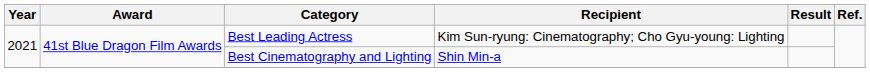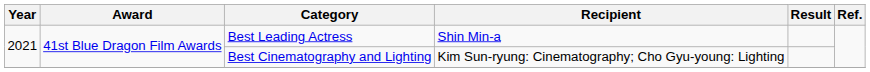(611, 36) Kim Sun-ryung: Cinematography; Cho Gyu-young: Lighting -> (469, 36) Shin Min-a
(469, 57) Shin Min-a -> (611, 57) Kim Sun-ryung: Cinematography; Cho Gyu-young: Lighting
